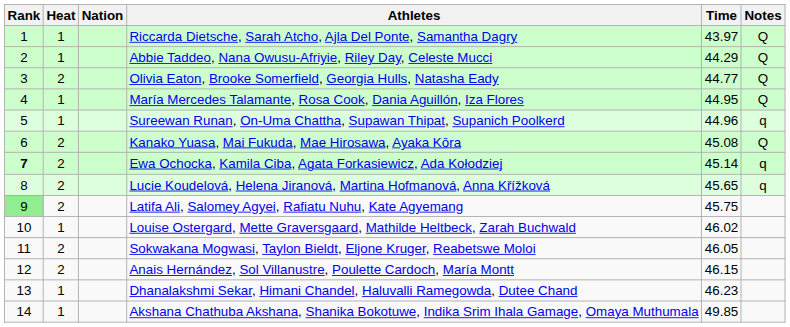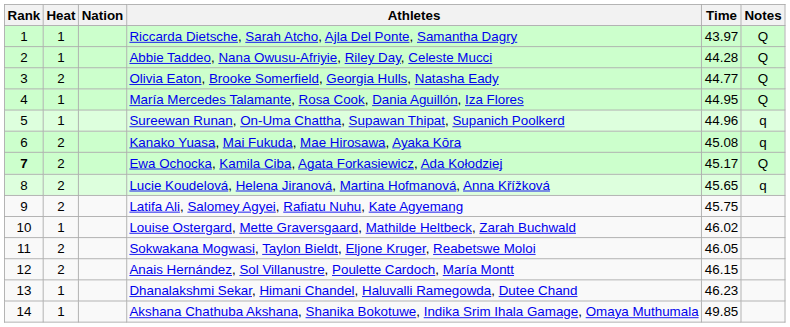(722, 58) 44.29 -> (722, 58) 44.28
(763, 142) Q -> (763, 142) q
(722, 163) 45.14 -> (722, 163) 45.17
(763, 163) q -> (763, 163) Q
(24, 206) lightgreen background -> (24, 206) no background
